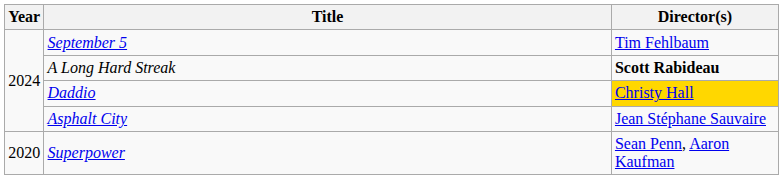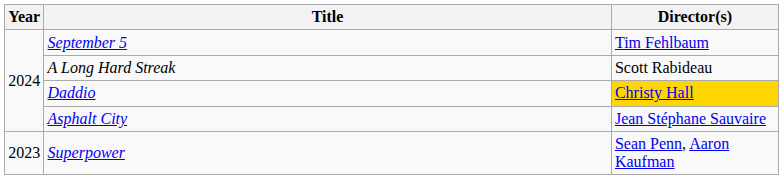(667, 67) bold -> (664, 67) normal
(24, 153) 2020 -> (24, 153) 2023
